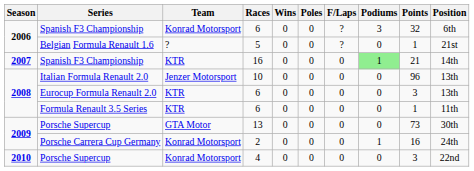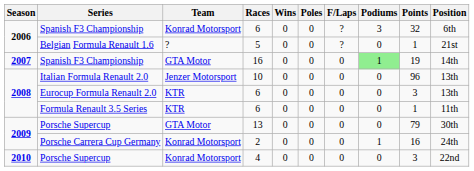(175, 61) KTR -> (188, 61) GTA Motor
(415, 61) 21 -> (415, 61) 19
(415, 126) 73 -> (415, 126) 79
